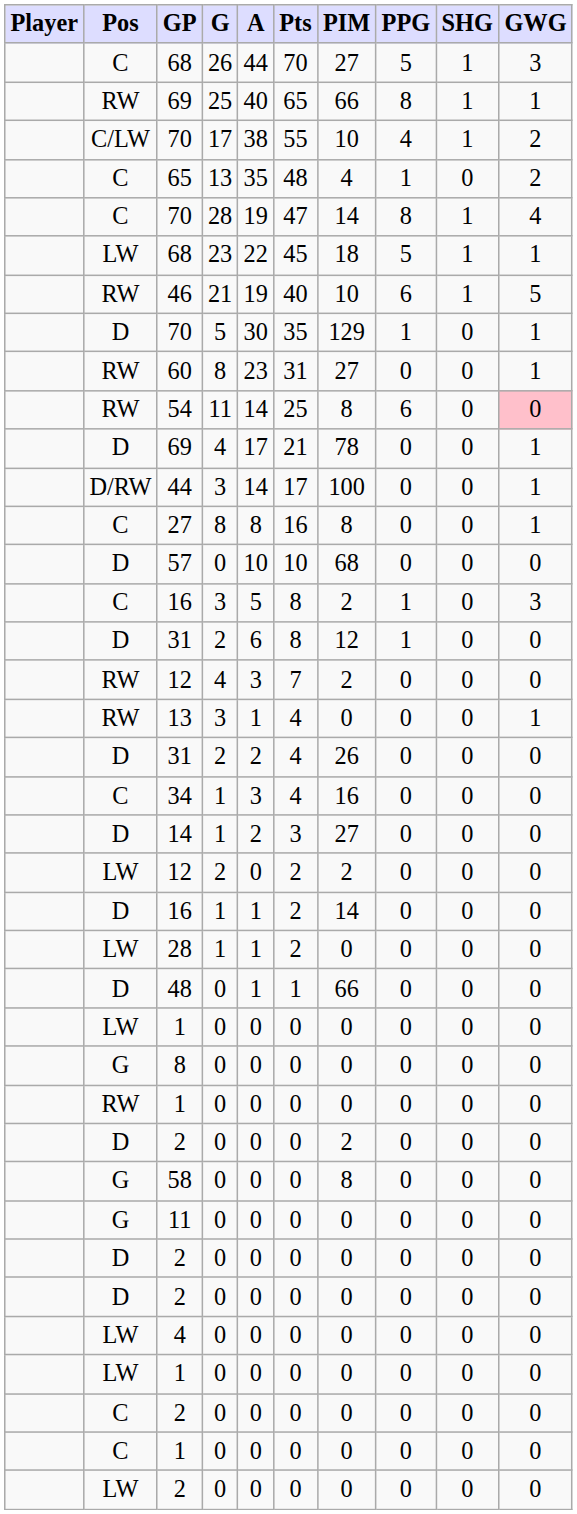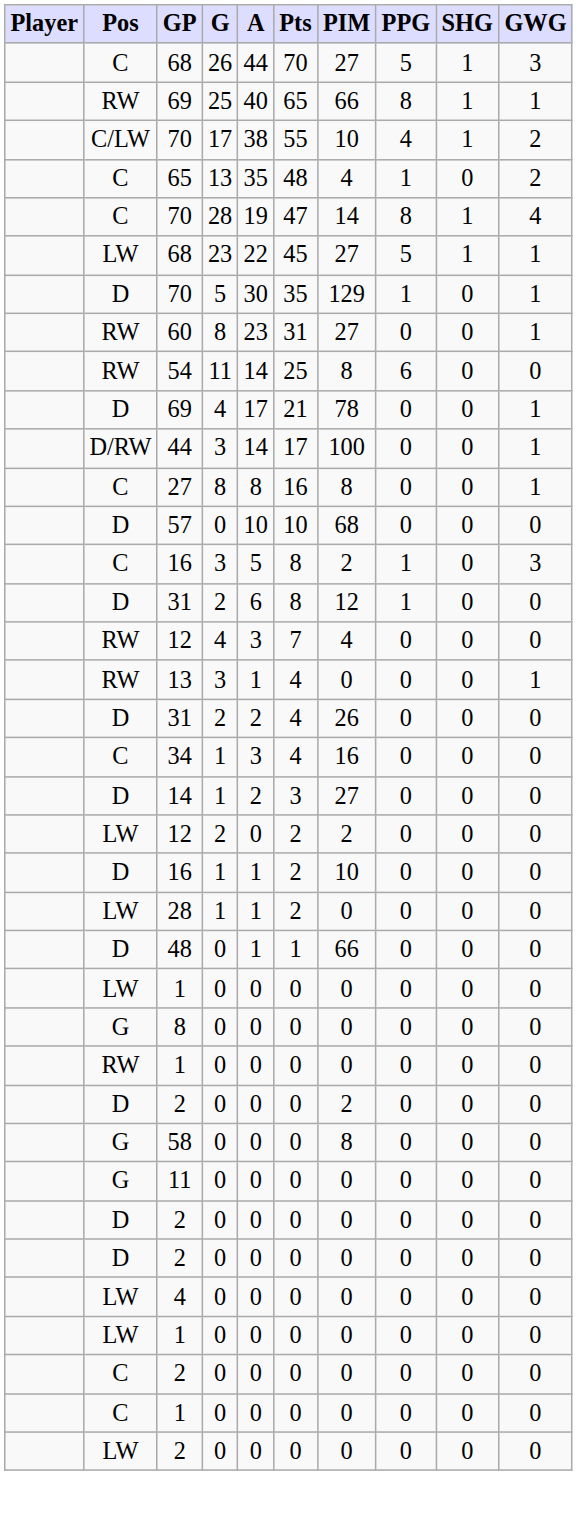(347, 255) 18 -> (347, 255) 27
- row: (120, 293)
(535, 409) pink background -> (535, 370) no background
(347, 679) 2 -> (347, 640) 4
(347, 910) 14 -> (347, 872) 10
